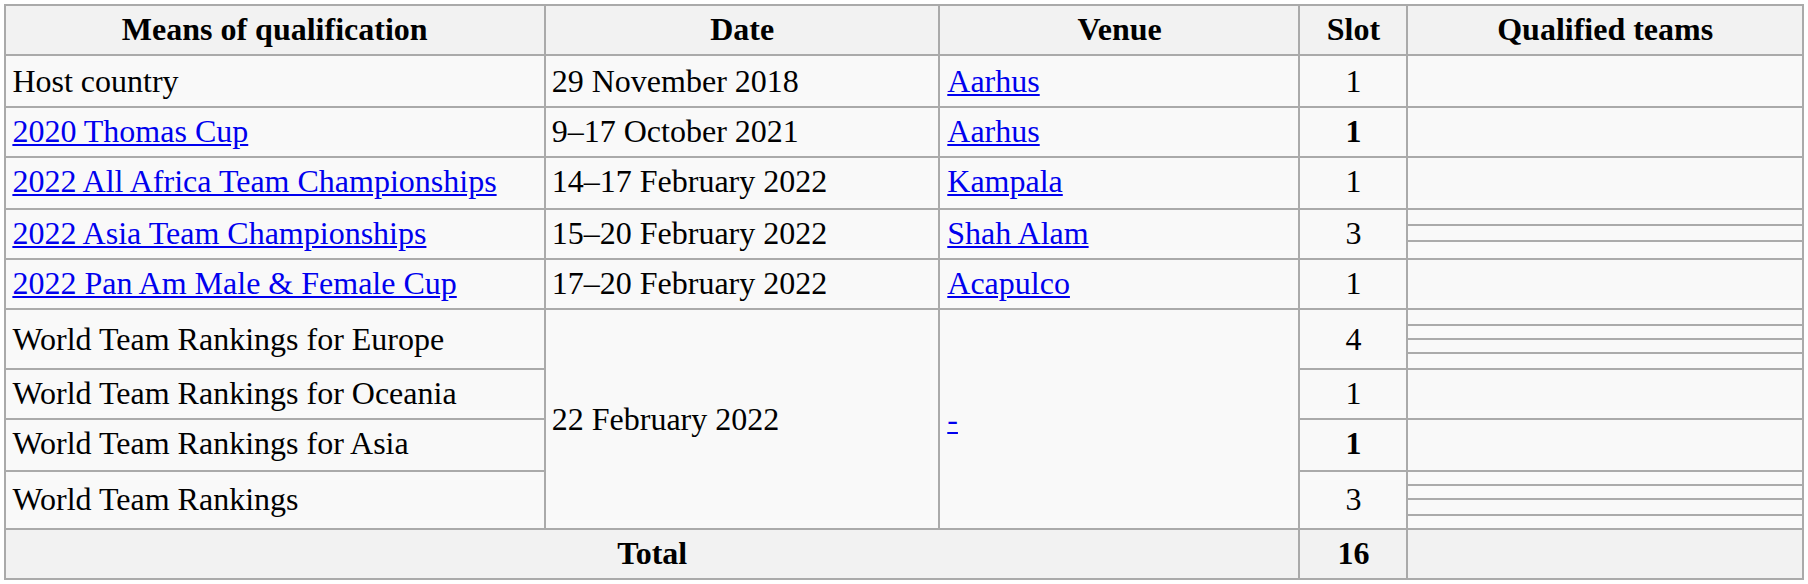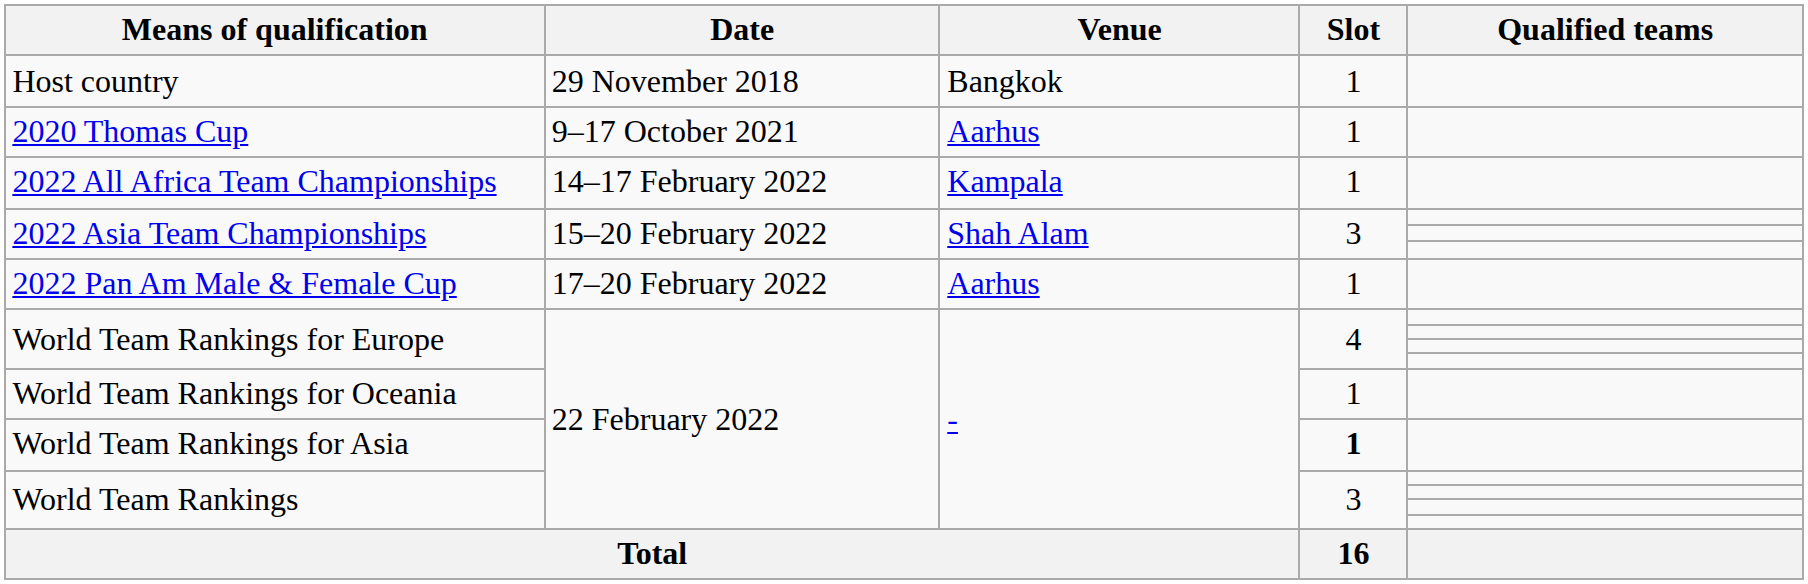(994, 80) Aarhus -> (1005, 80) Bangkok
(1353, 131) bold -> (1353, 131) normal
(1009, 283) Acapulco -> (994, 283) Aarhus
